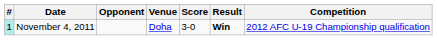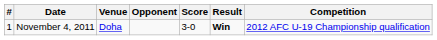columns swapped: (163, 12) <-> (122, 12)
(9, 27) paleturquoise background -> (9, 27) no background
